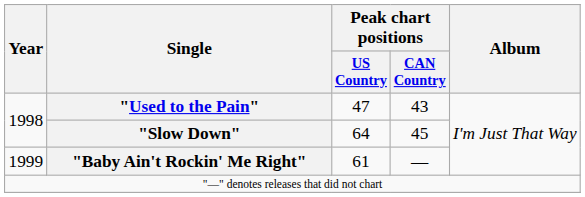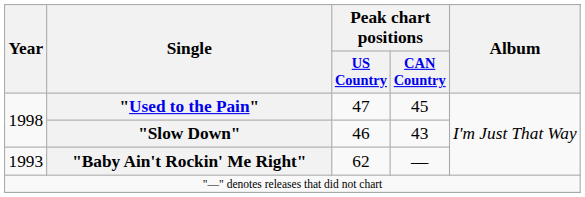(420, 106) 43 -> (420, 106) 45
(361, 133) 64 -> (361, 133) 46
(420, 133) 45 -> (420, 133) 43
(26, 161) 1999 -> (26, 161) 1993
(361, 161) 61 -> (361, 161) 62
